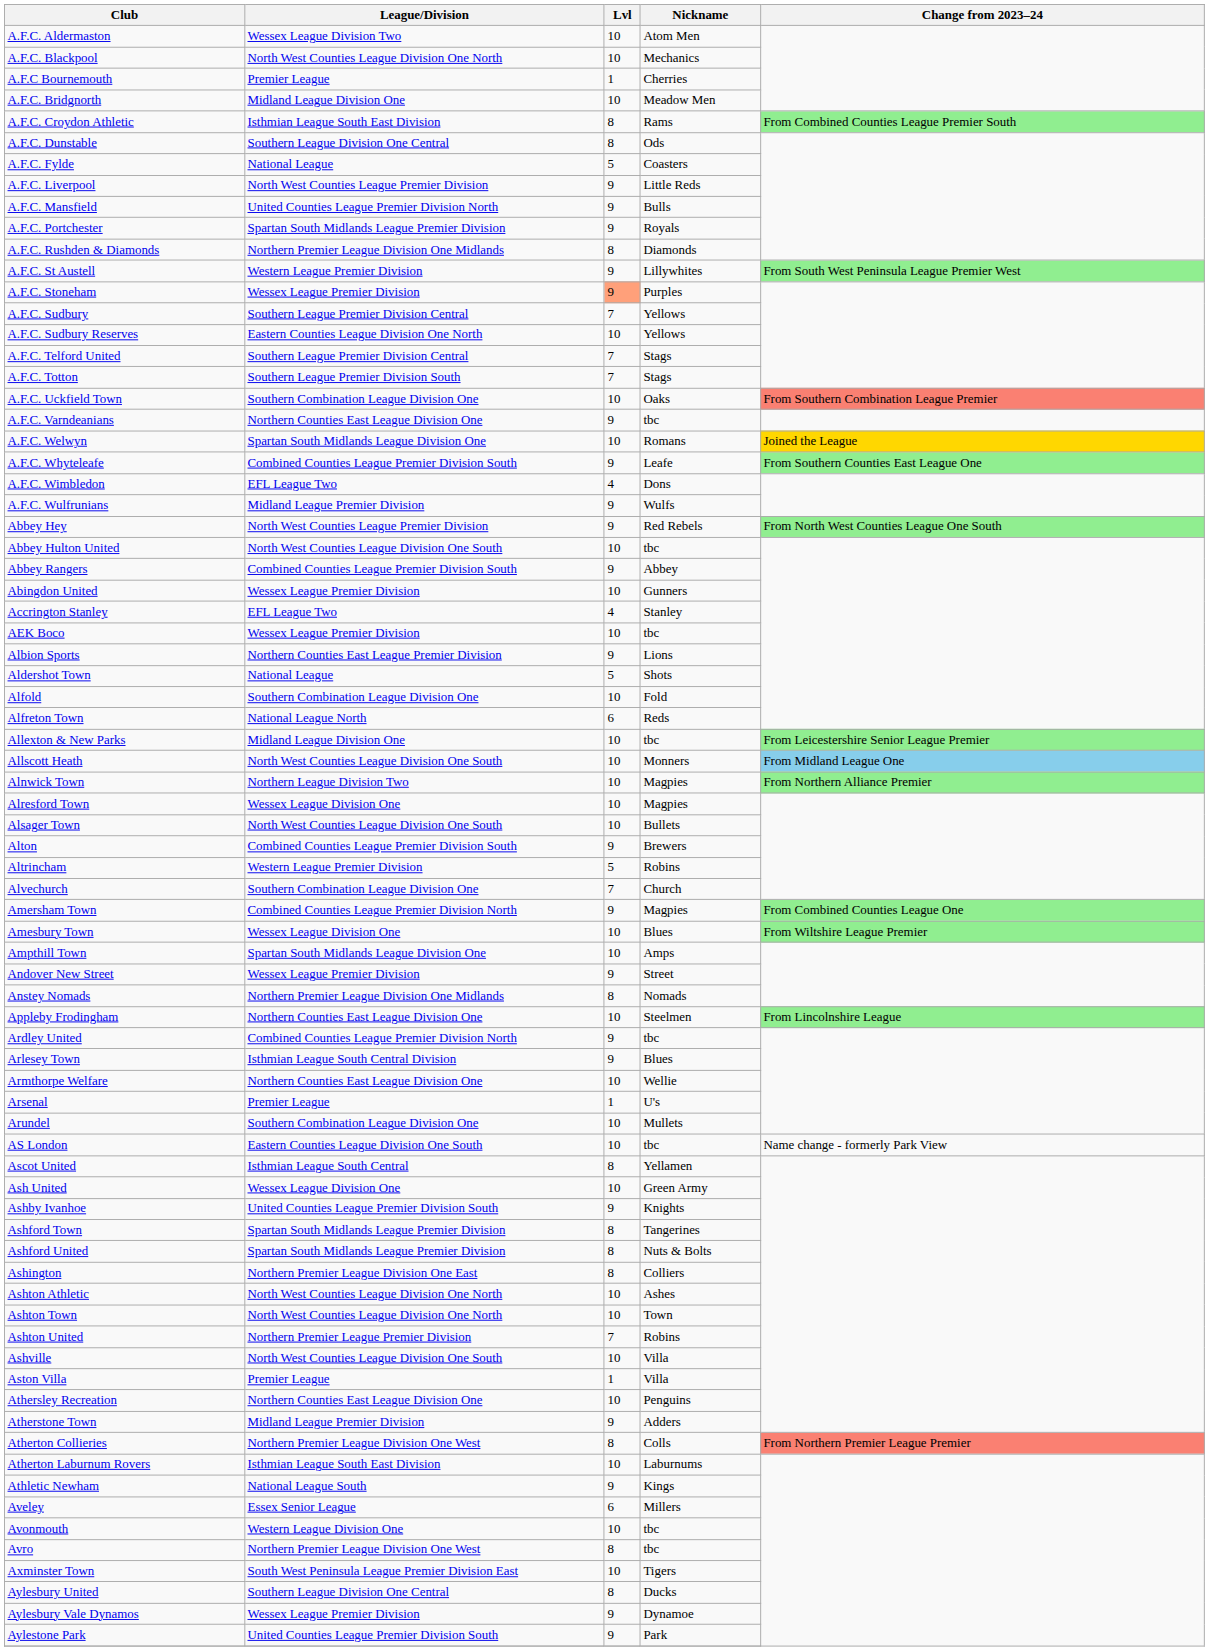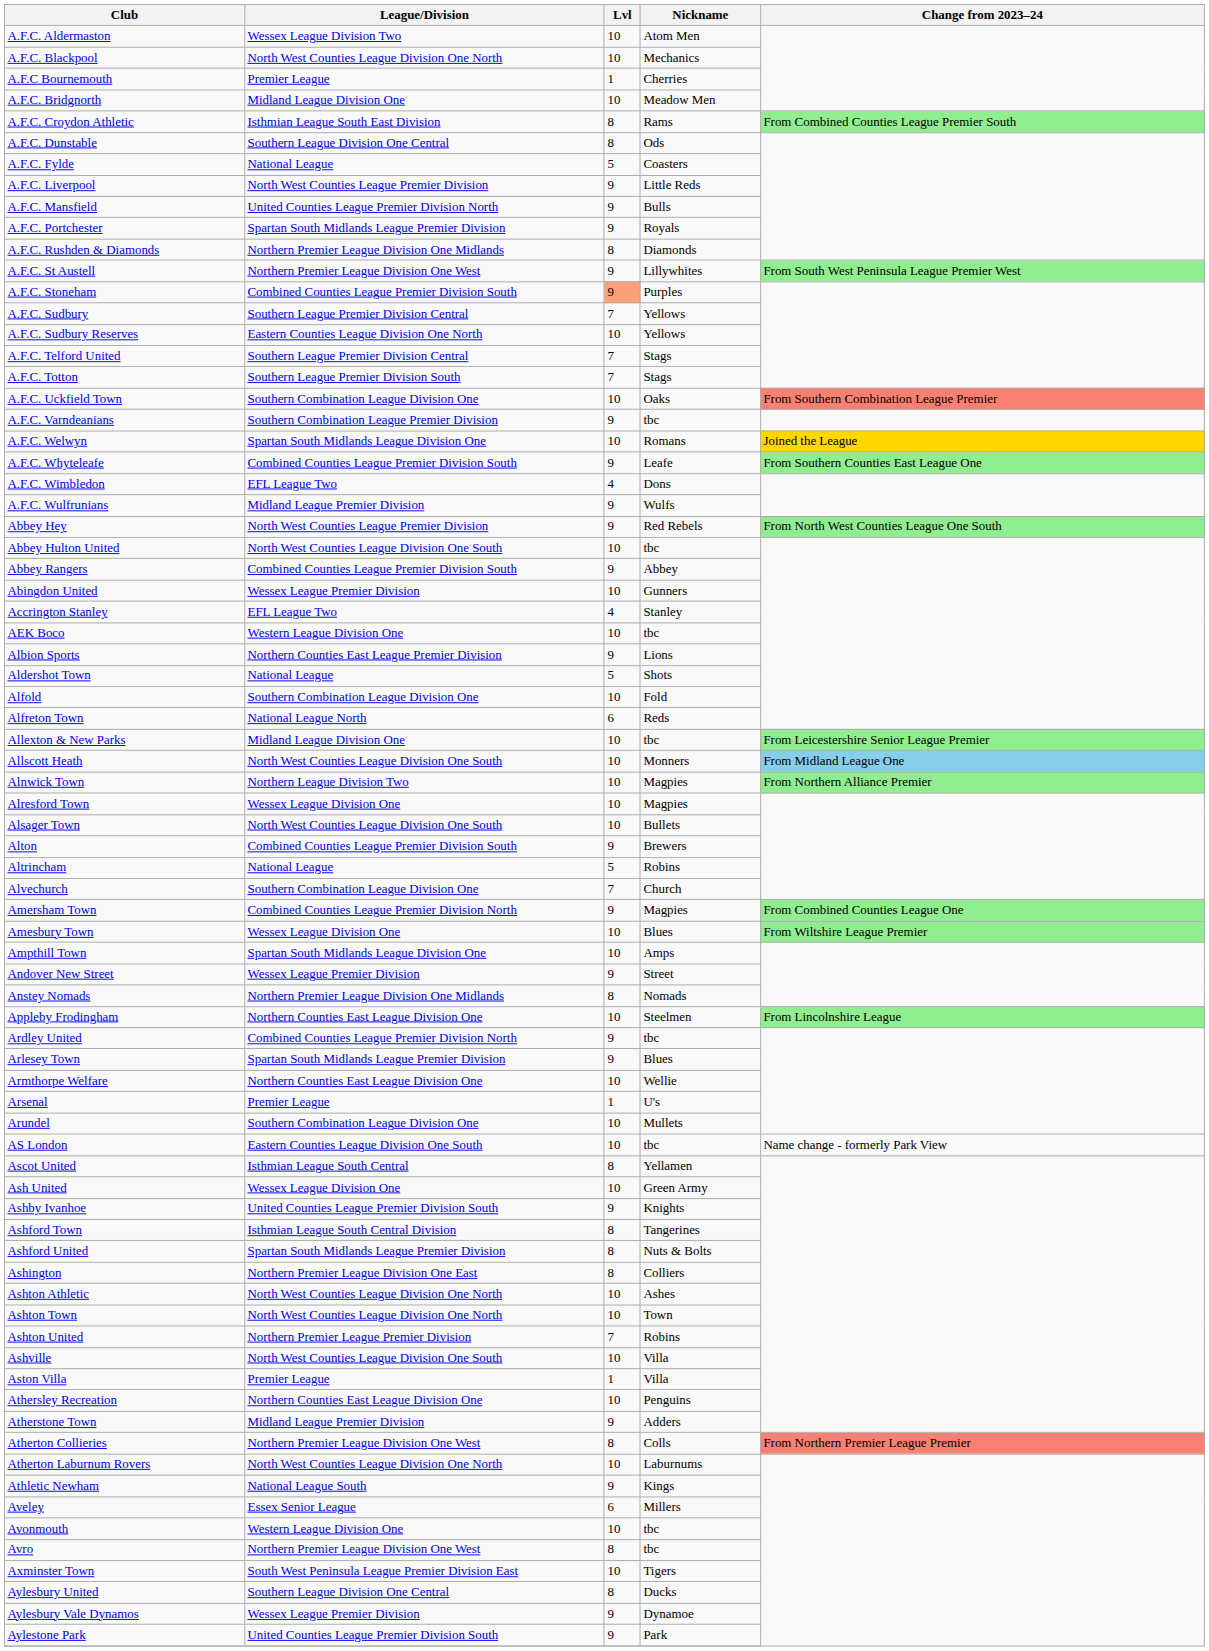(335, 270) Western League Premier Division -> (364, 270) Northern Premier League Division One West
(334, 291) Wessex League Premier Division -> (382, 291) Combined Counties League Premier Division South
(365, 419) Northern Counties East League Division One -> (373, 419) Southern Combination League Premier Division
(334, 632) Wessex League Premier Division -> (325, 632) Western League Division One
(335, 867) Western League Premier Division -> (290, 867) National League
(352, 1059) Isthmian League South Central Division -> (376, 1059) Spartan South Midlands League Premier Division
(376, 1229) Spartan South Midlands League Premier Division -> (352, 1229) Isthmian League South Central Division
(344, 1464) Isthmian League South East Division -> (375, 1464) North West Counties League Division One North
